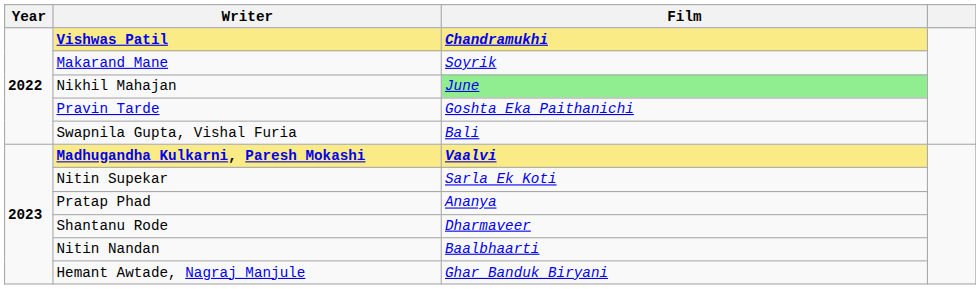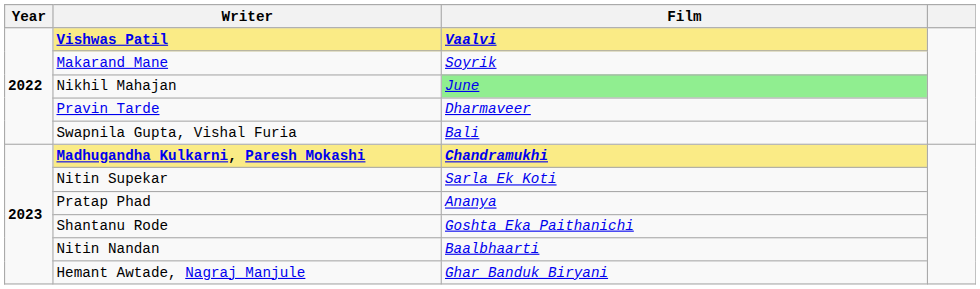(497, 40) Chandramukhi -> (471, 40) Vaalvi
(539, 109) Goshta Eka Paithanichi -> (488, 109) Dharmaveer
(471, 156) Vaalvi -> (497, 156) Chandramukhi
(488, 226) Dharmaveer -> (539, 226) Goshta Eka Paithanichi
